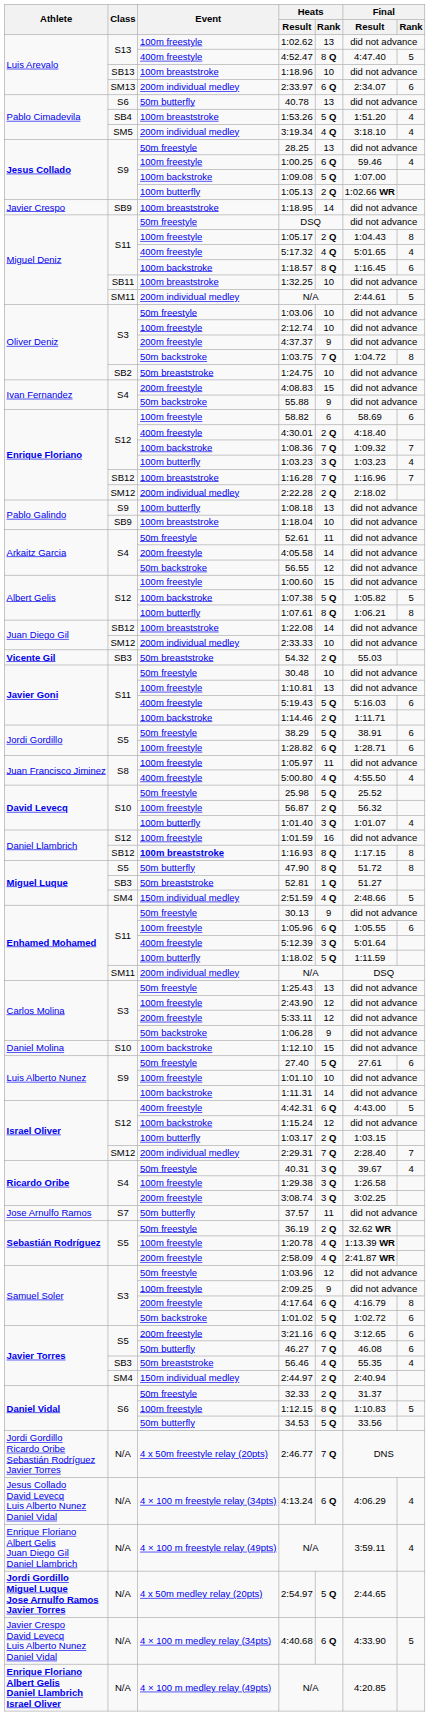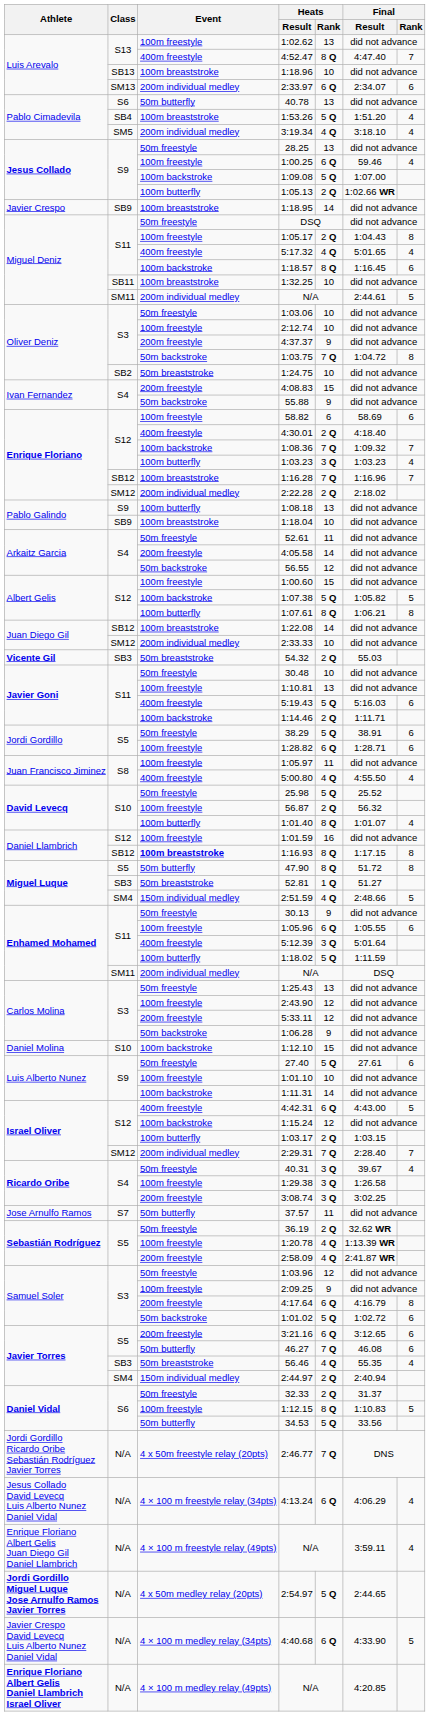(411, 57) 5 -> (411, 57) 7
(329, 823) 3 Q -> (329, 823) 8 Q
